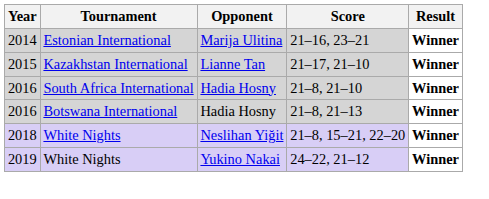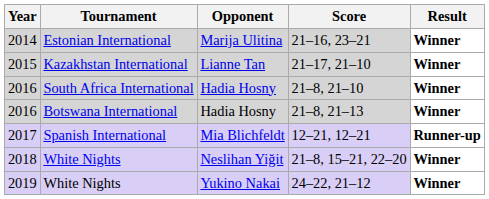+ row: (331, 135)
